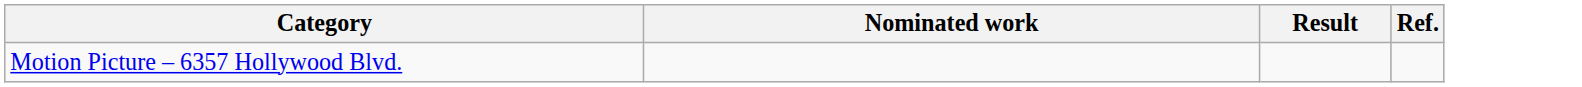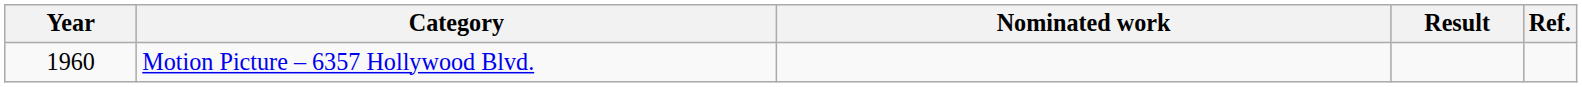+ column: (71, 23)
